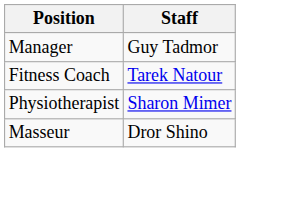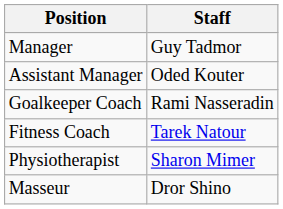+ row: (76, 75)
+ row: (75, 103)
